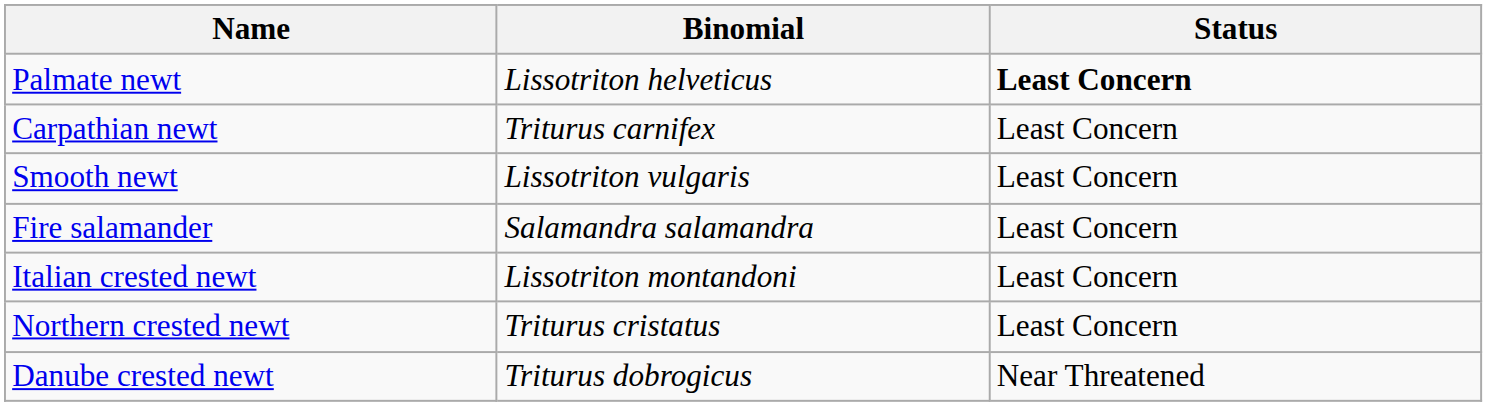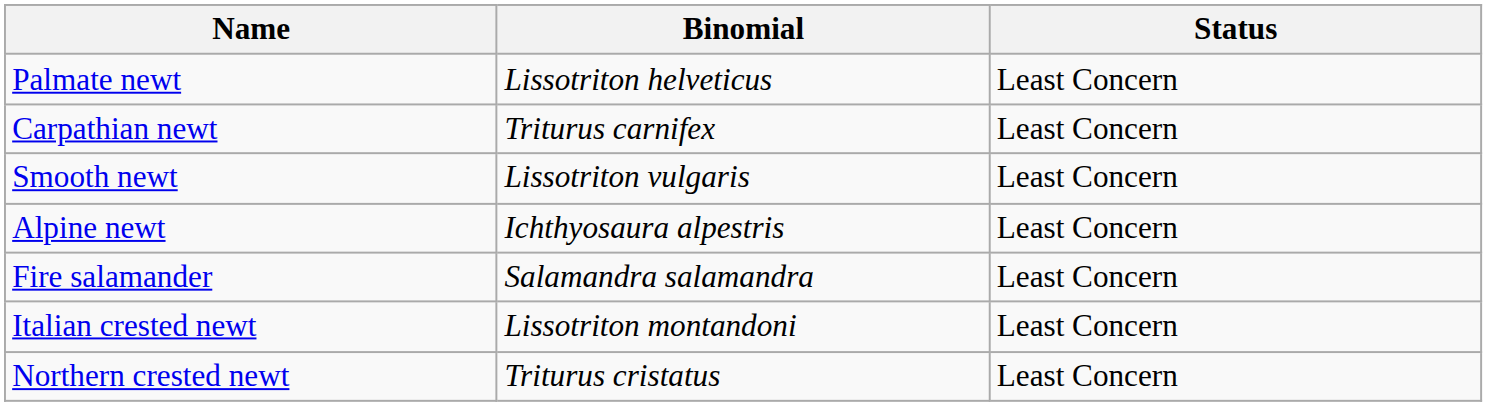(1094, 78) bold -> (1087, 78) normal
+ row: (89, 227)
- row: (143, 375)
